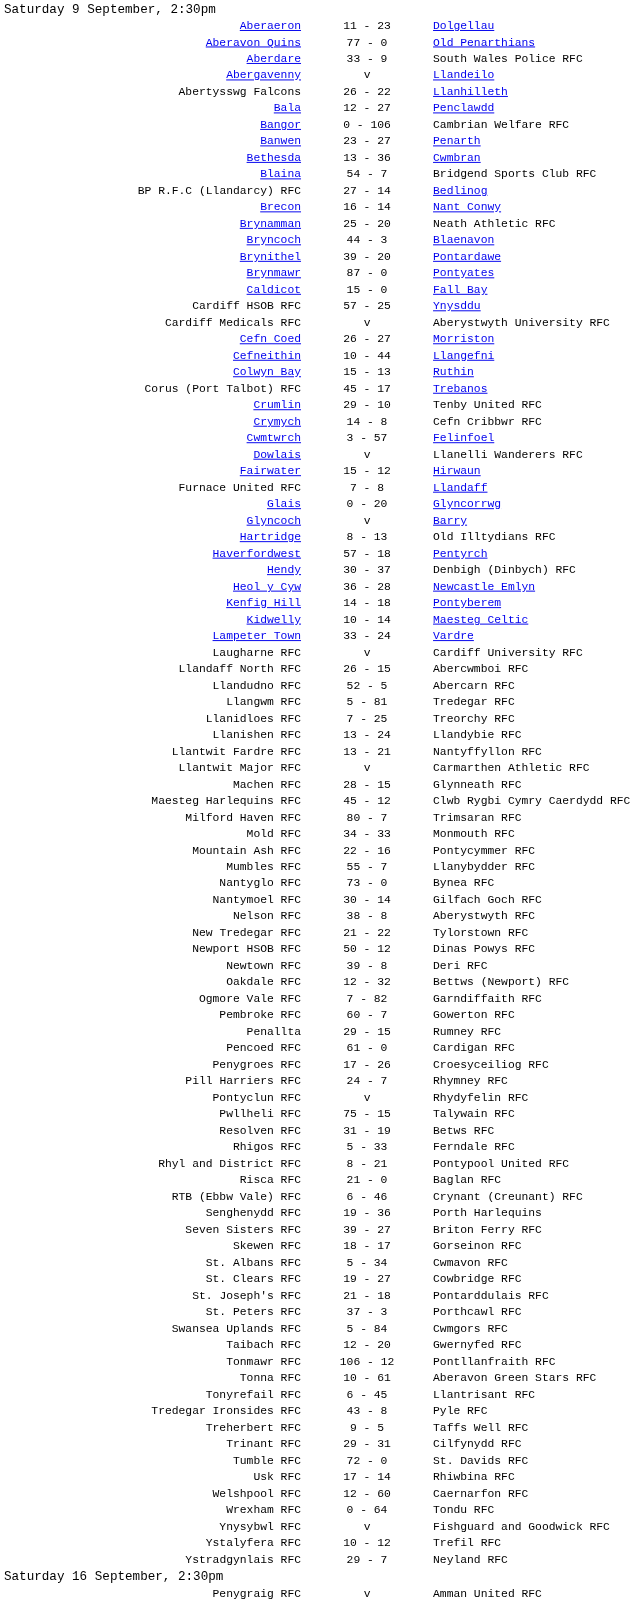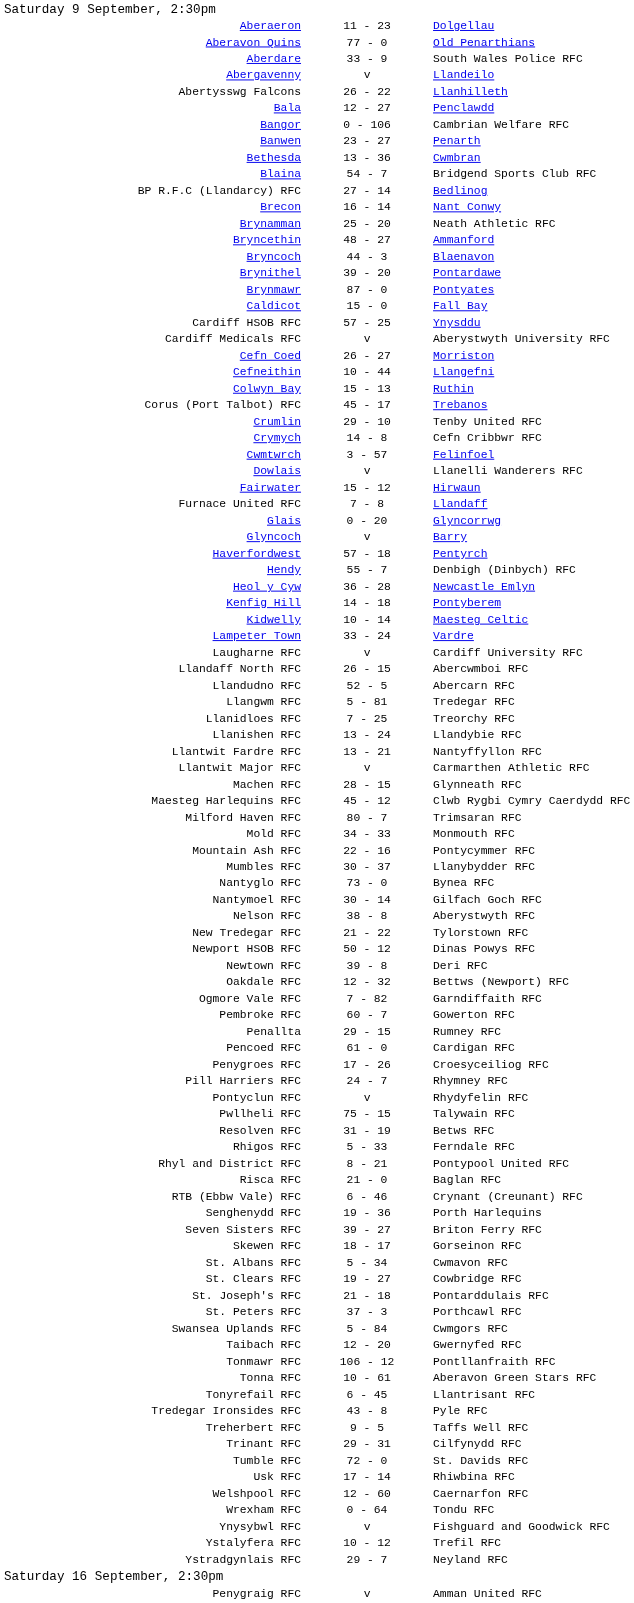+ row: (267, 240)
- row: (270, 537)
(367, 570) 30 - 37 -> (367, 570) 55 - 7
(367, 867) 55 - 7 -> (367, 867) 30 - 37
